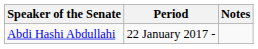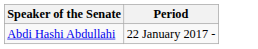- column: (236, 14)
